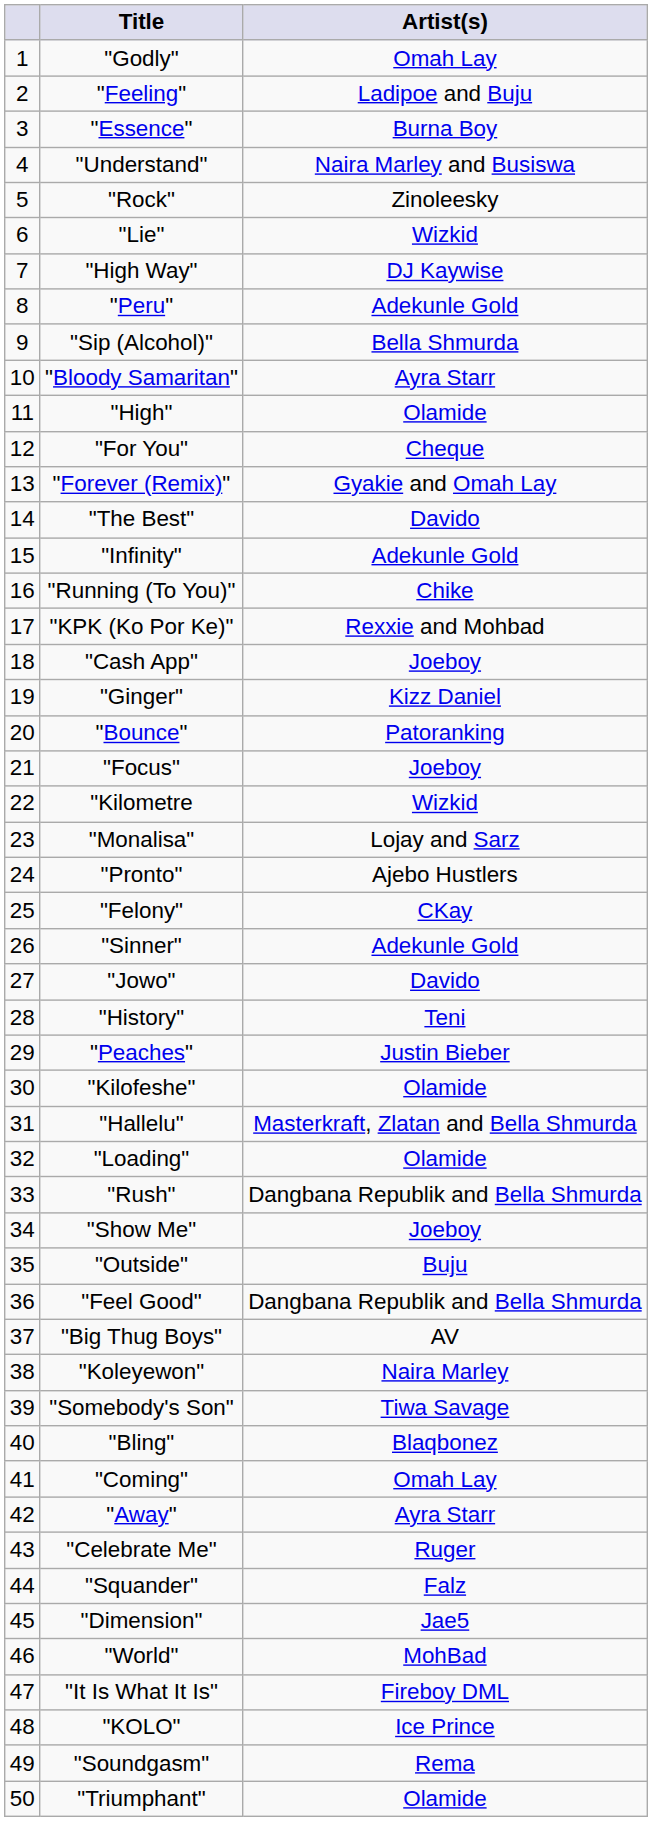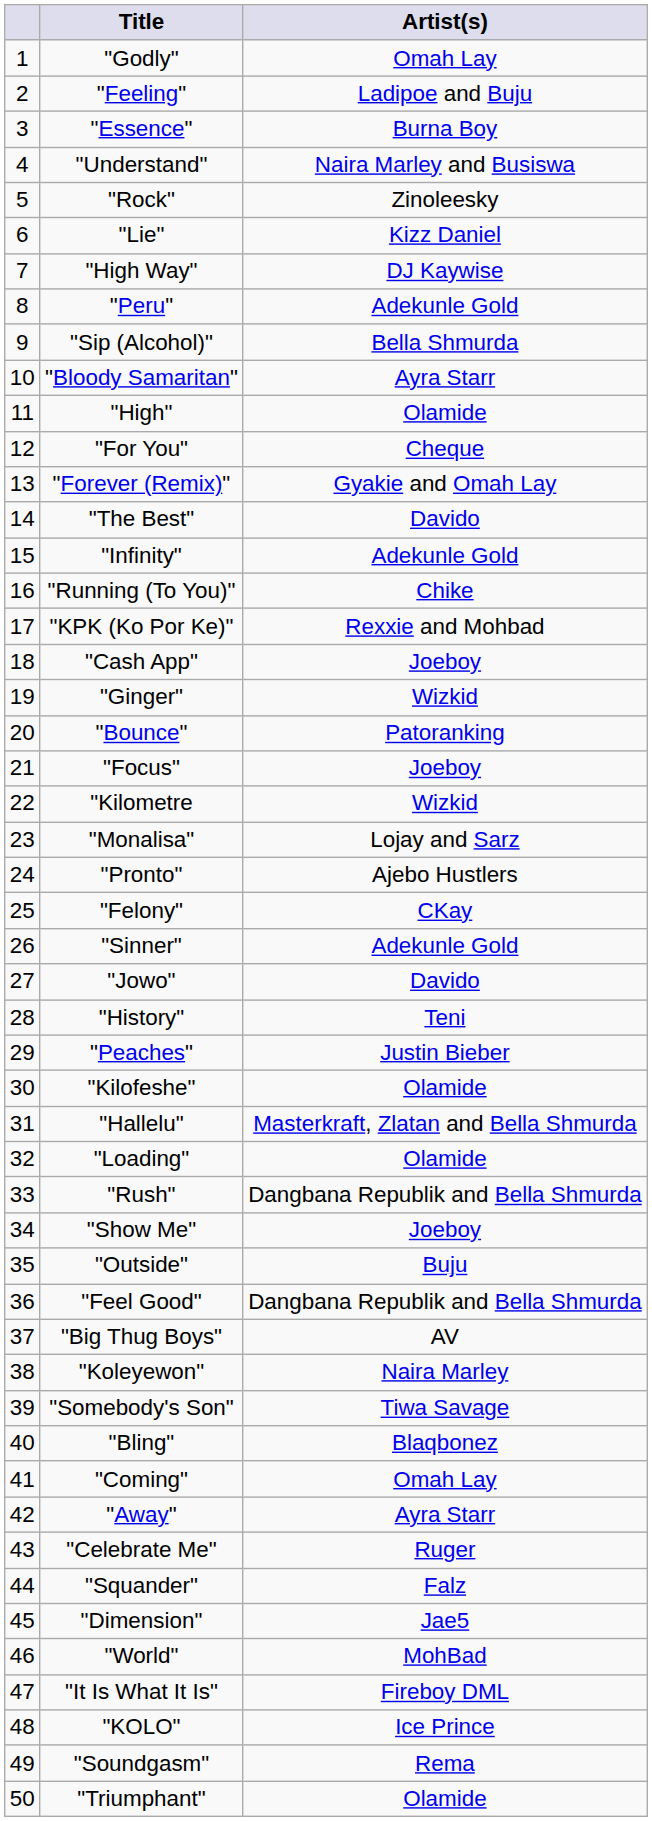(445, 235) Wizkid -> (445, 235) Kizz Daniel
(445, 697) Kizz Daniel -> (445, 697) Wizkid
